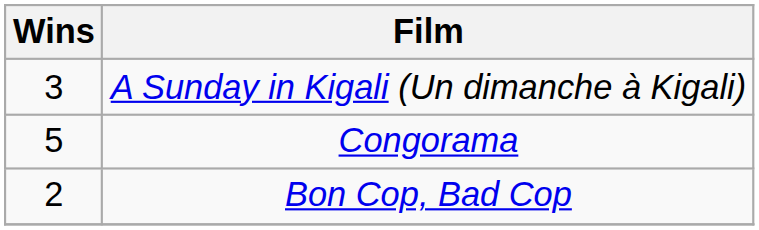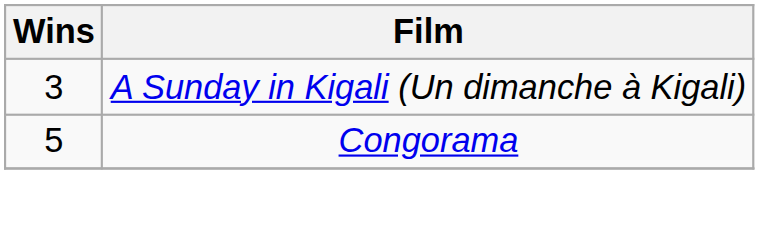- row: (428, 195)
